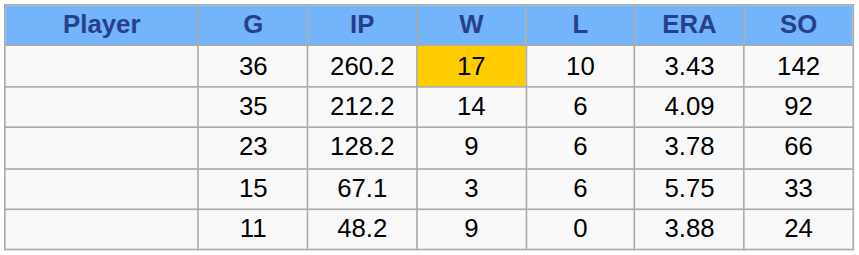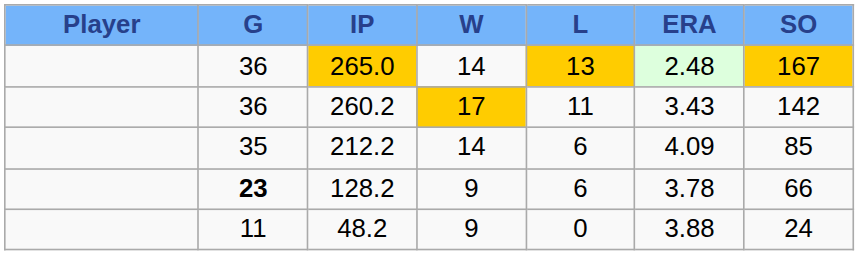+ row: (362, 65)
(580, 65) 10 -> (580, 106) 11
(799, 106) 92 -> (799, 147) 85
(253, 147) normal -> (253, 188) bold
- row: (362, 188)
